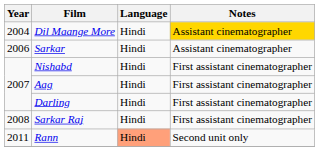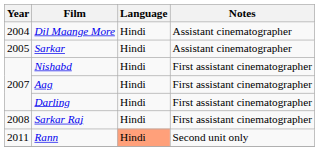(232, 31) gold background -> (232, 31) no background
(18, 48) 2006 -> (18, 48) 2005
